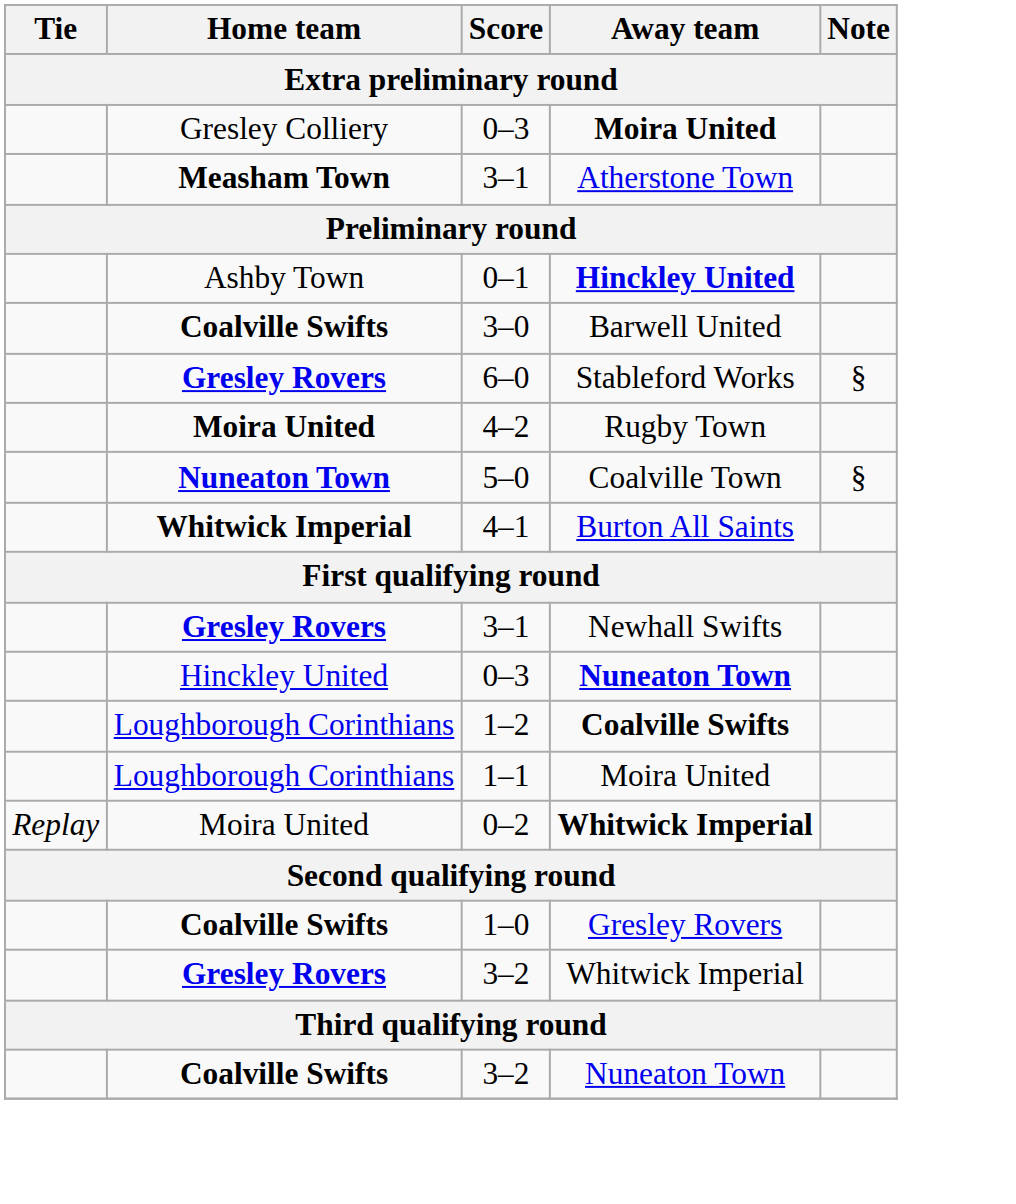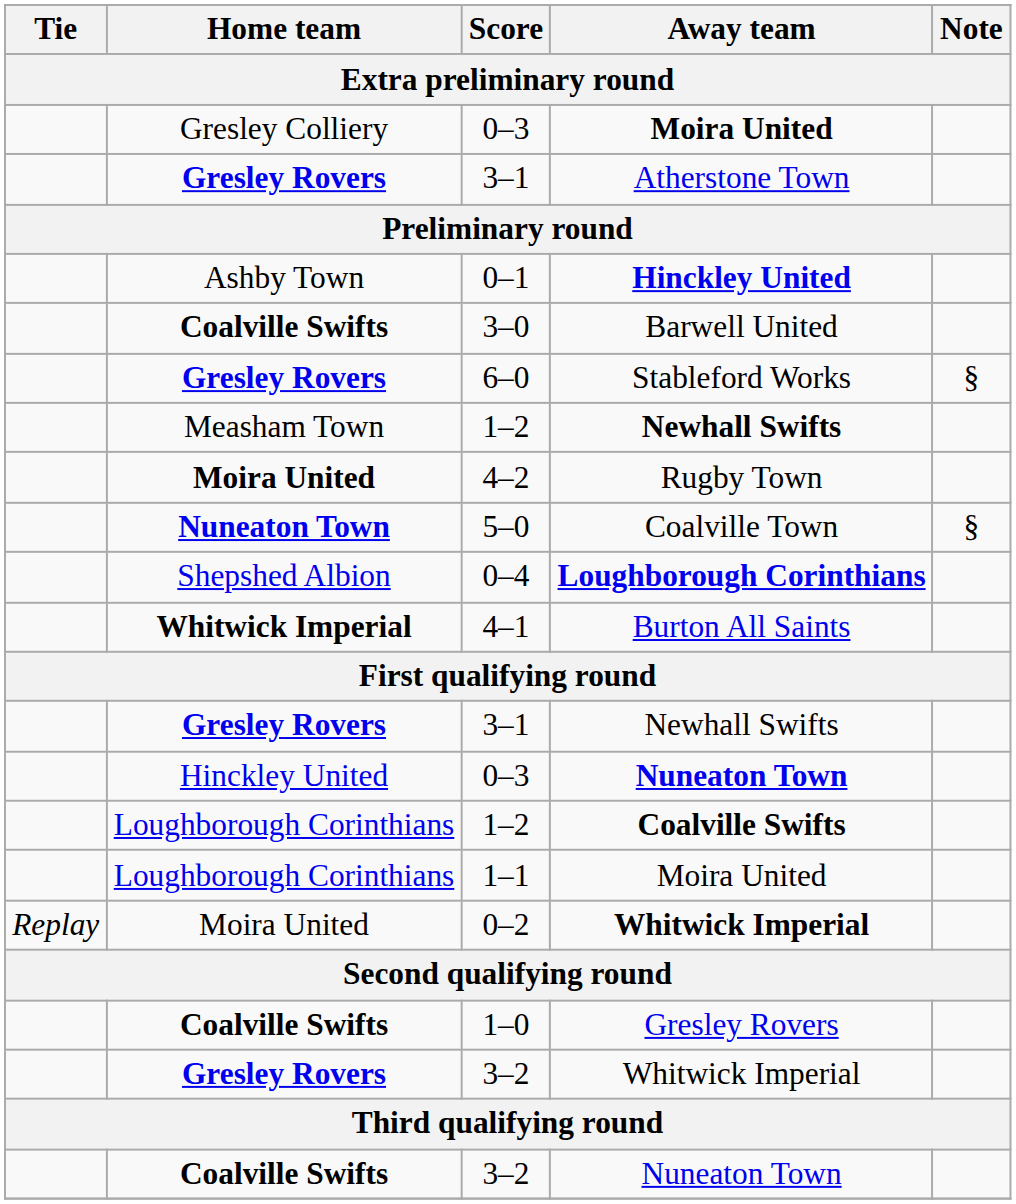(284, 178) Measham Town -> (284, 178) Gresley Rovers
+ row: (506, 427)
+ row: (506, 576)
